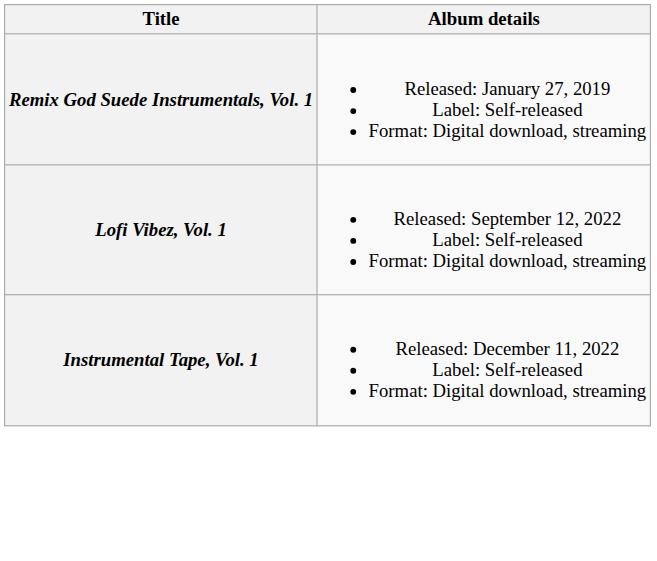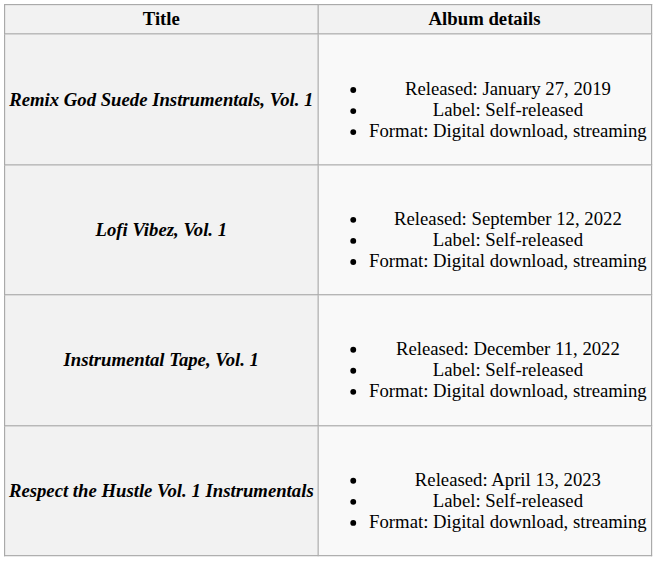+ row: (161, 490)
